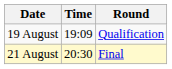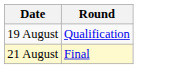- column: (78, 14)
